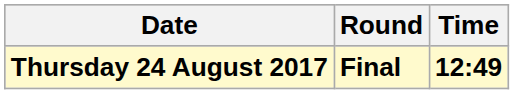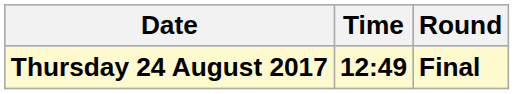columns swapped: (469, 25) <-> (381, 25)
